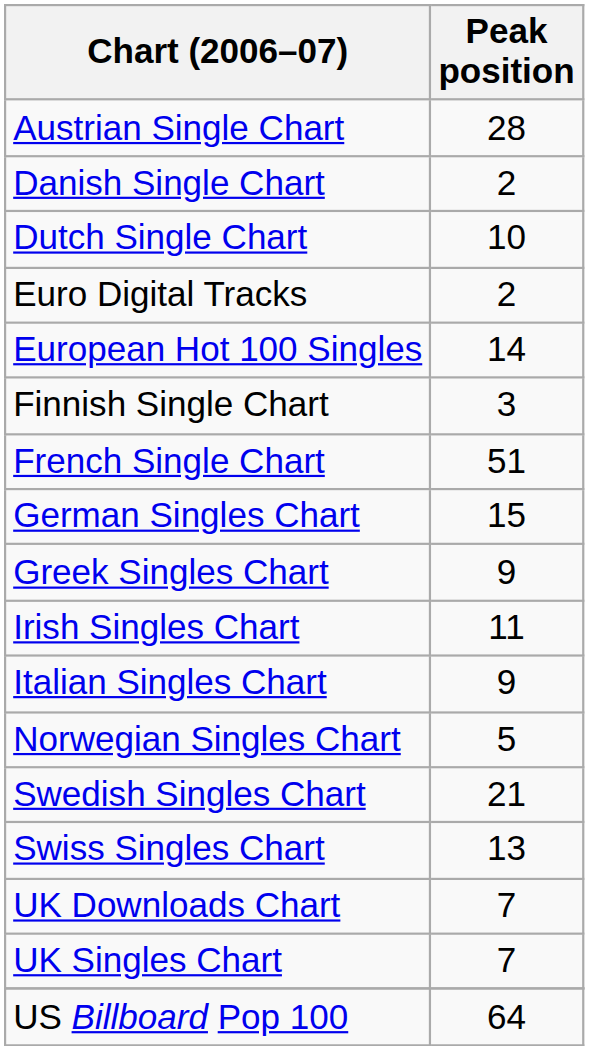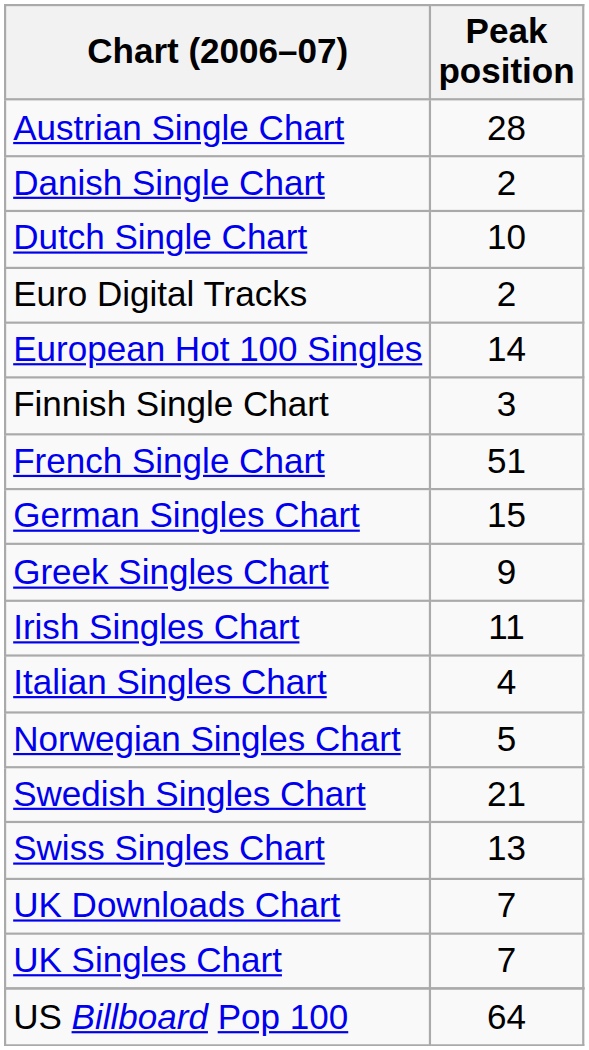(507, 682) 9 -> (507, 682) 4
